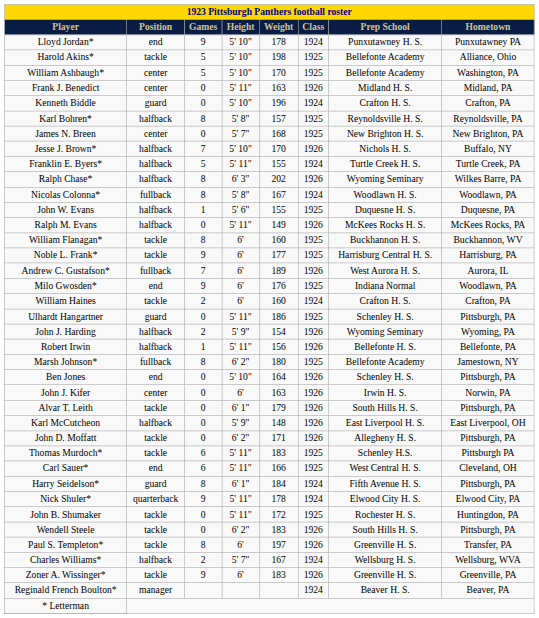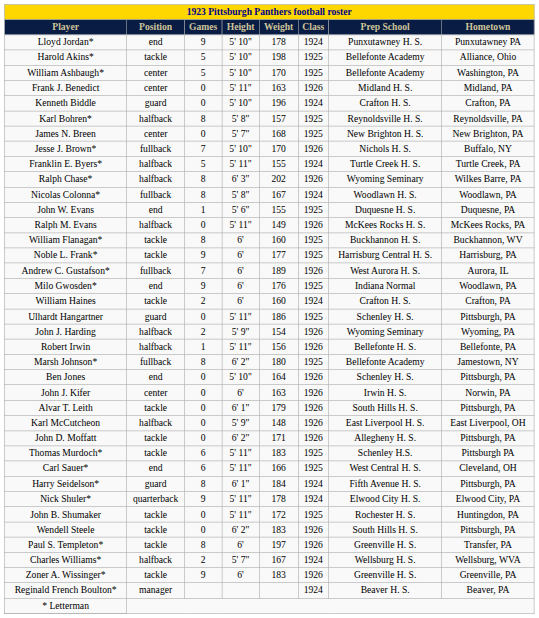(156, 149) halfback -> (156, 149) fullback
(156, 210) halfback -> (156, 210) end
